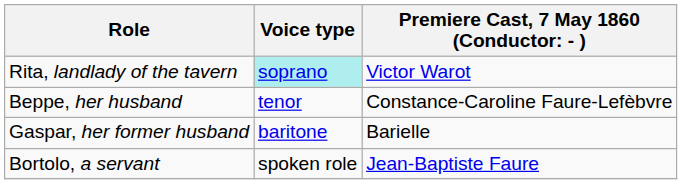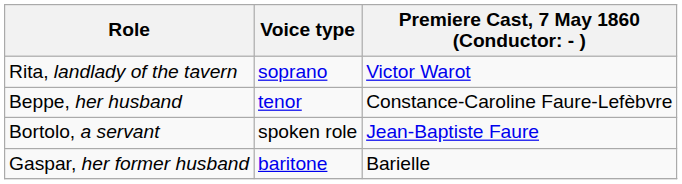(293, 71) paleturquoise background -> (293, 71) no background
rows swapped: (129, 132) <-> (84, 163)
